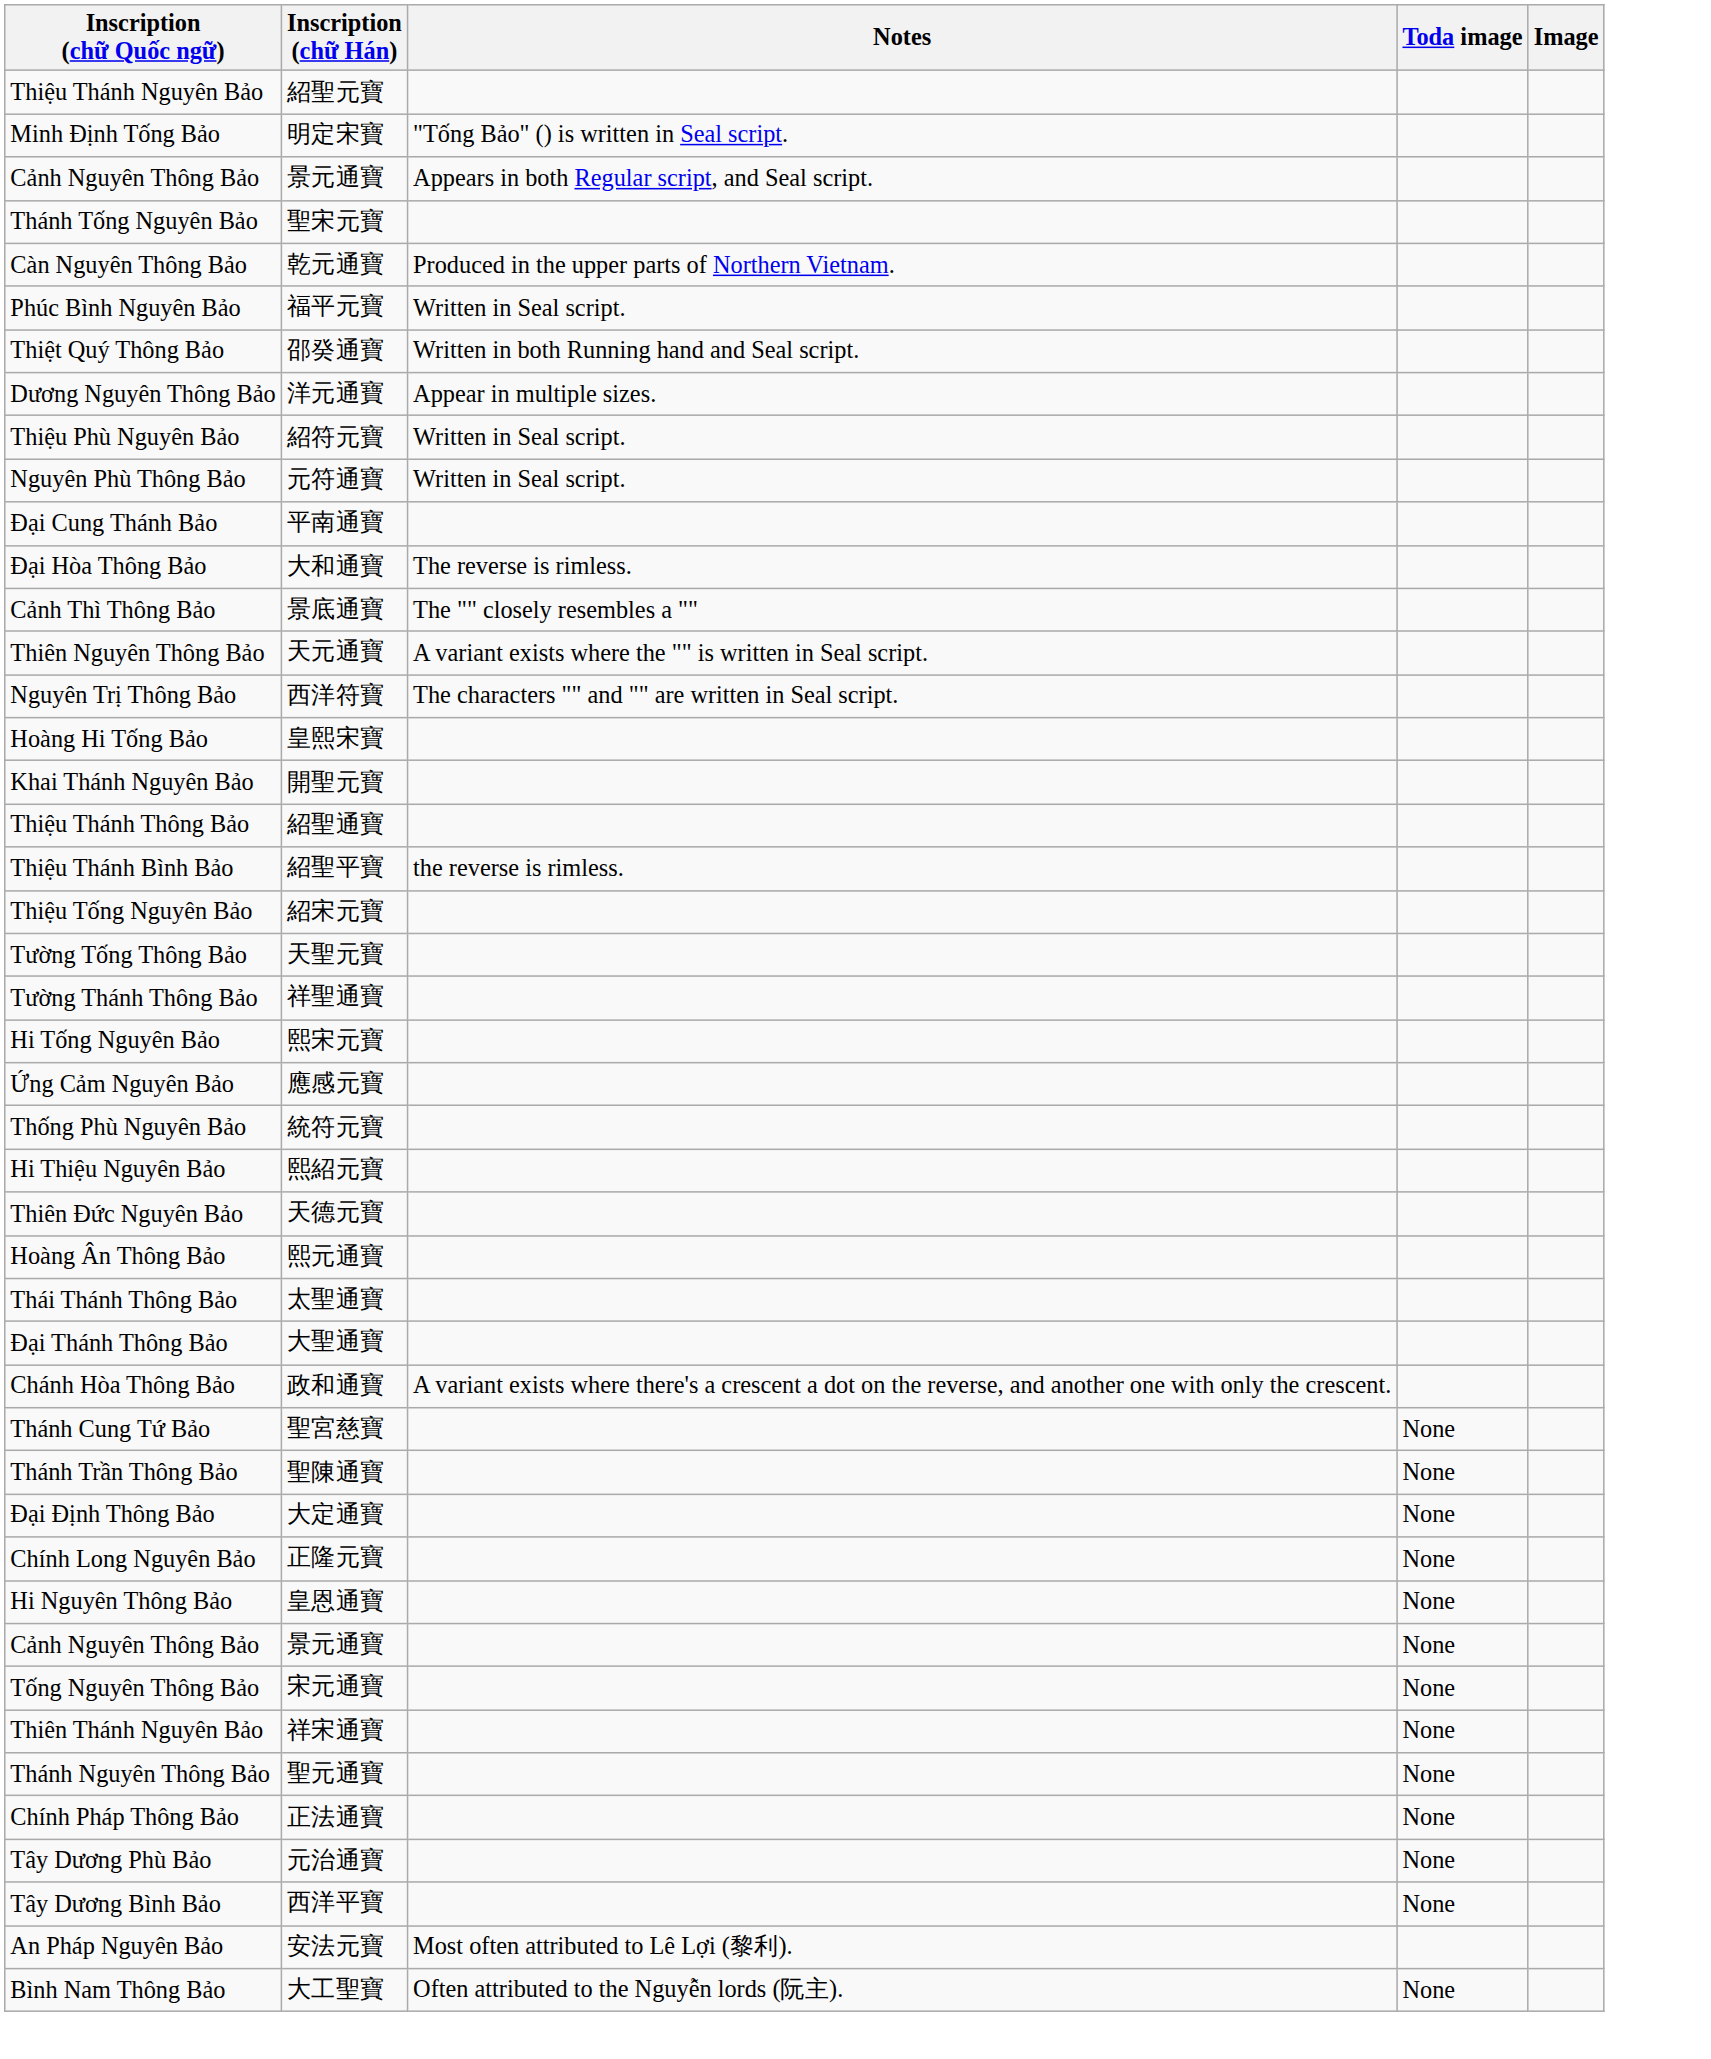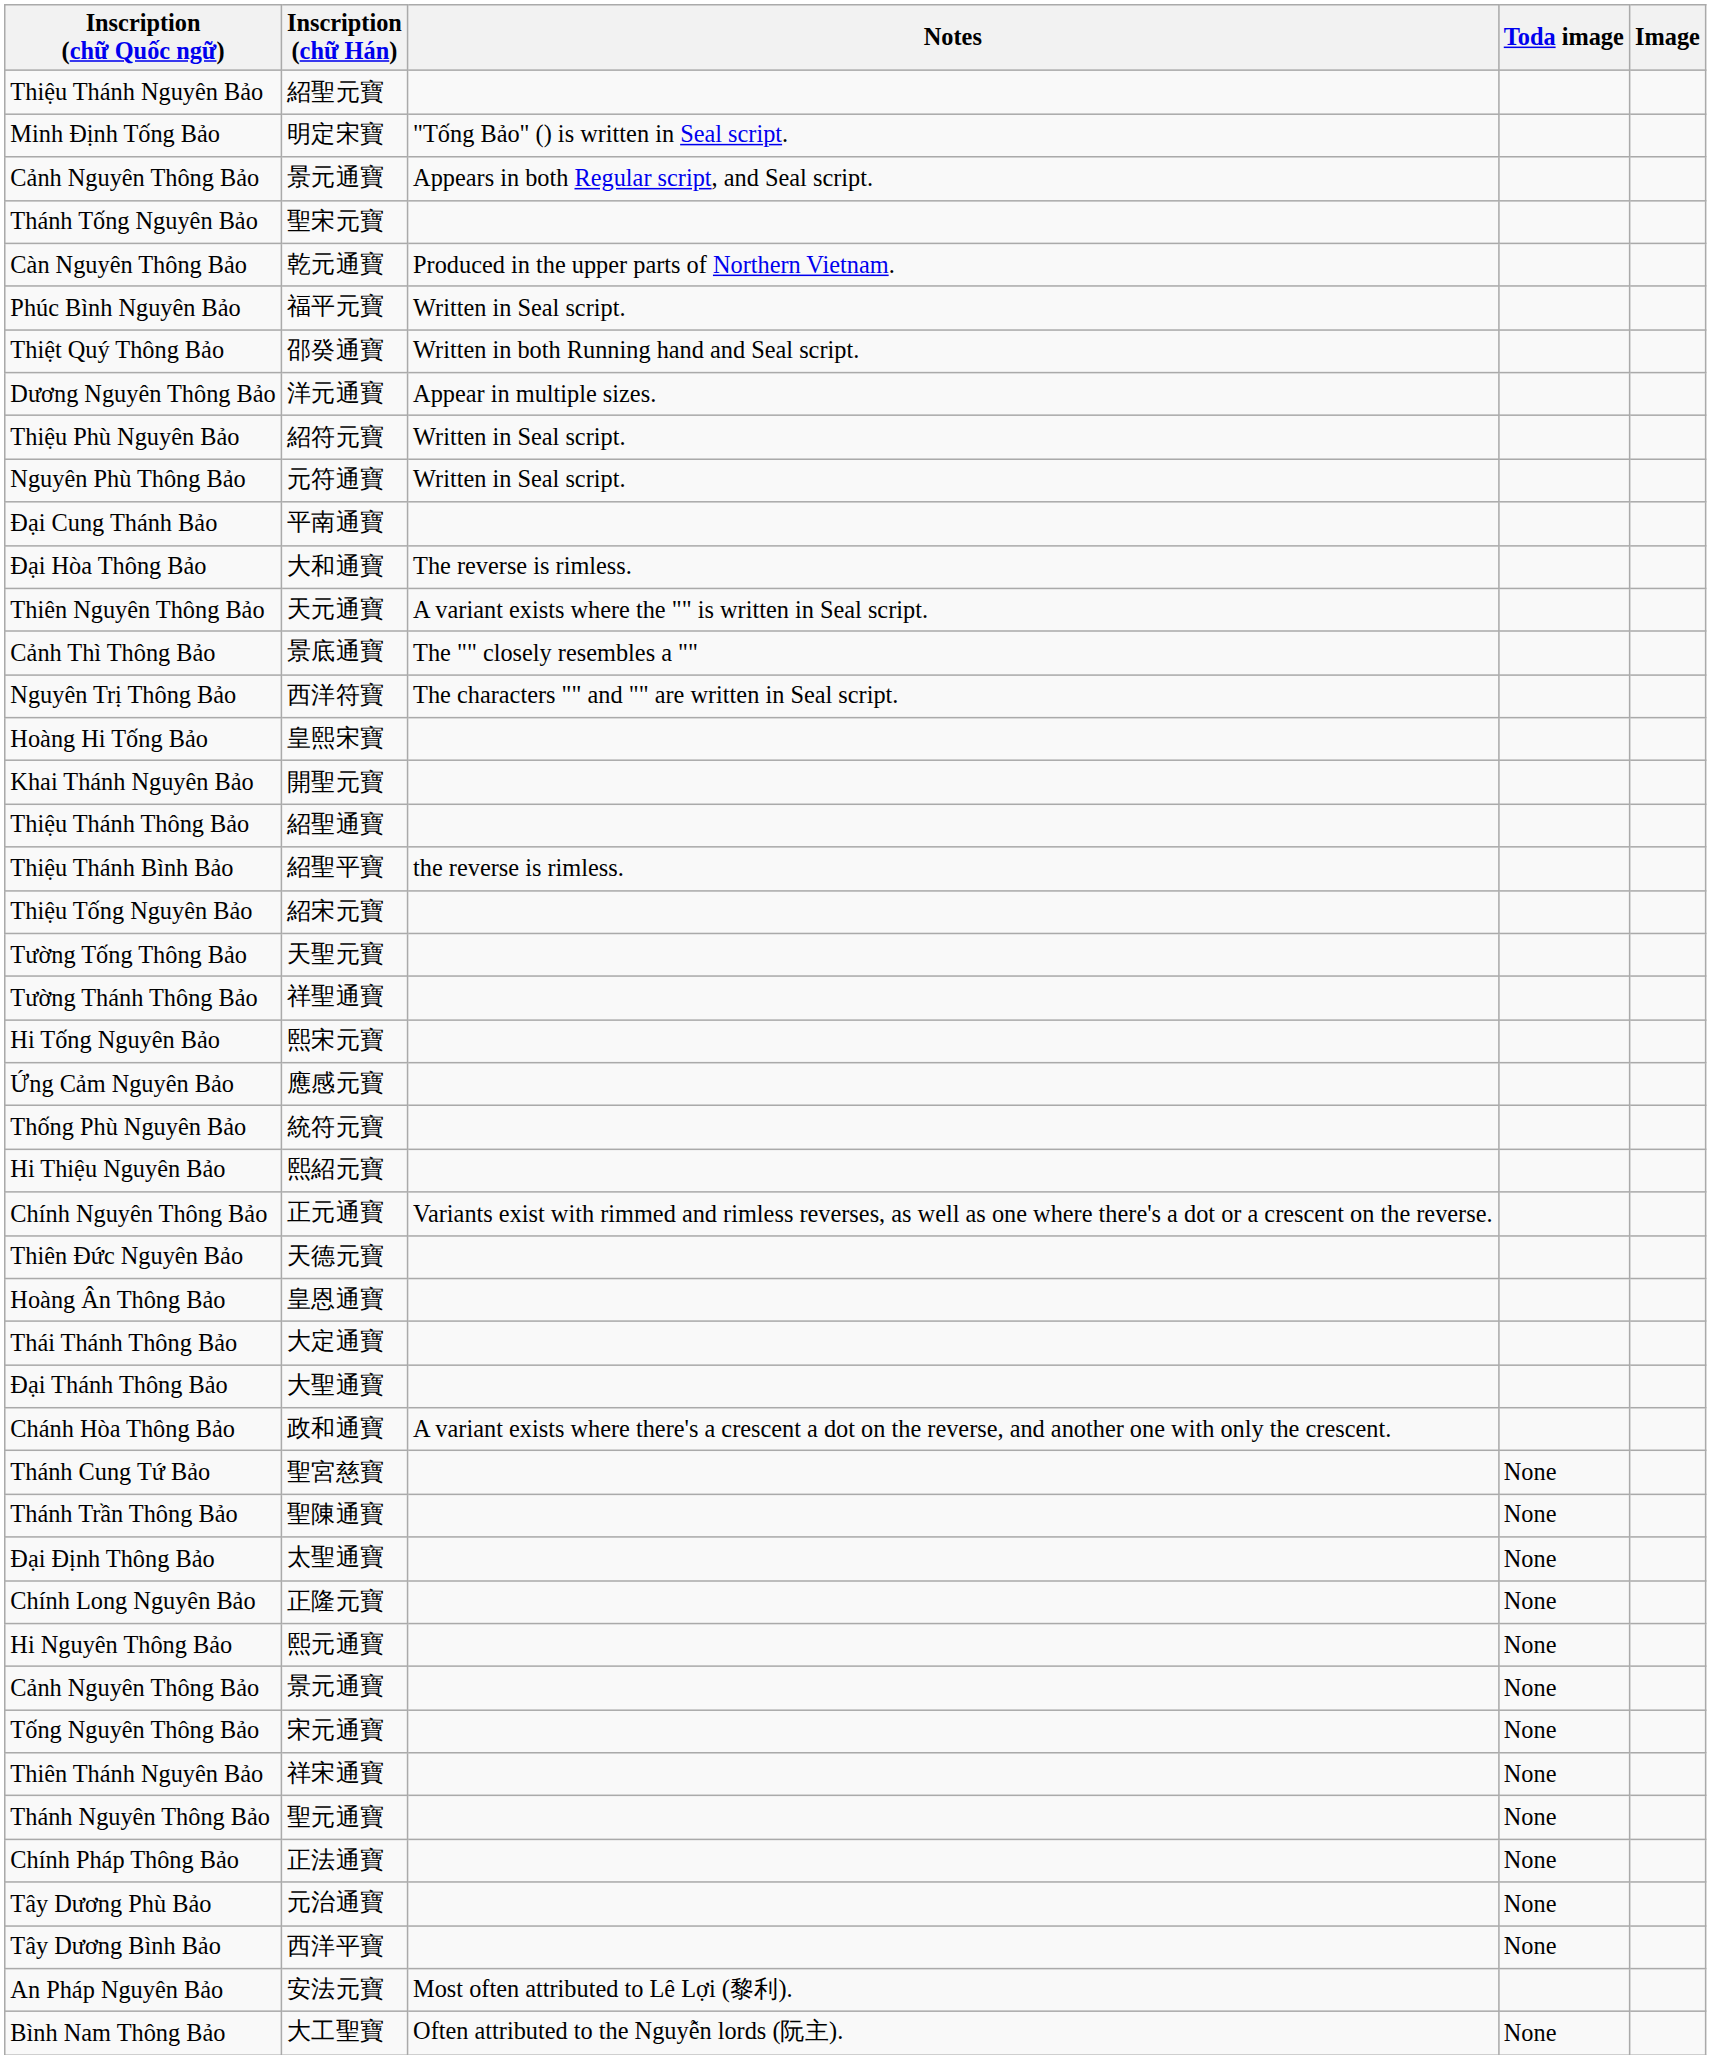rows swapped: (113, 609) <-> (137, 652)
+ row: (139, 1213)
(336, 1255) 熙元通寶 -> (336, 1298) 皇恩通寶
(336, 1298) 太聖通寶 -> (336, 1342) 大定通寶
(336, 1514) 大定通寶 -> (336, 1557) 太聖通寶
(336, 1600) 皇恩通寶 -> (336, 1643) 熙元通寶
